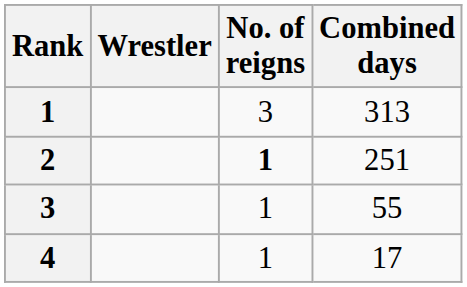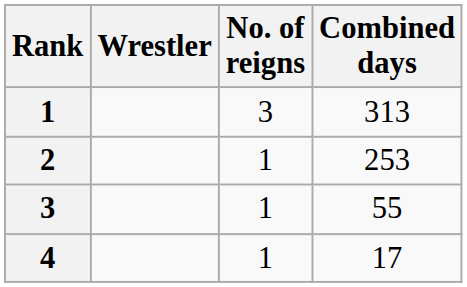(265, 160) bold -> (265, 160) normal
(387, 160) 251 -> (387, 160) 253
